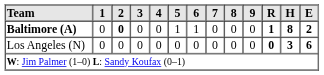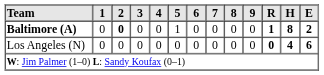(196, 29) 1 -> (196, 29) 0
(290, 45) 3 -> (290, 45) 4
